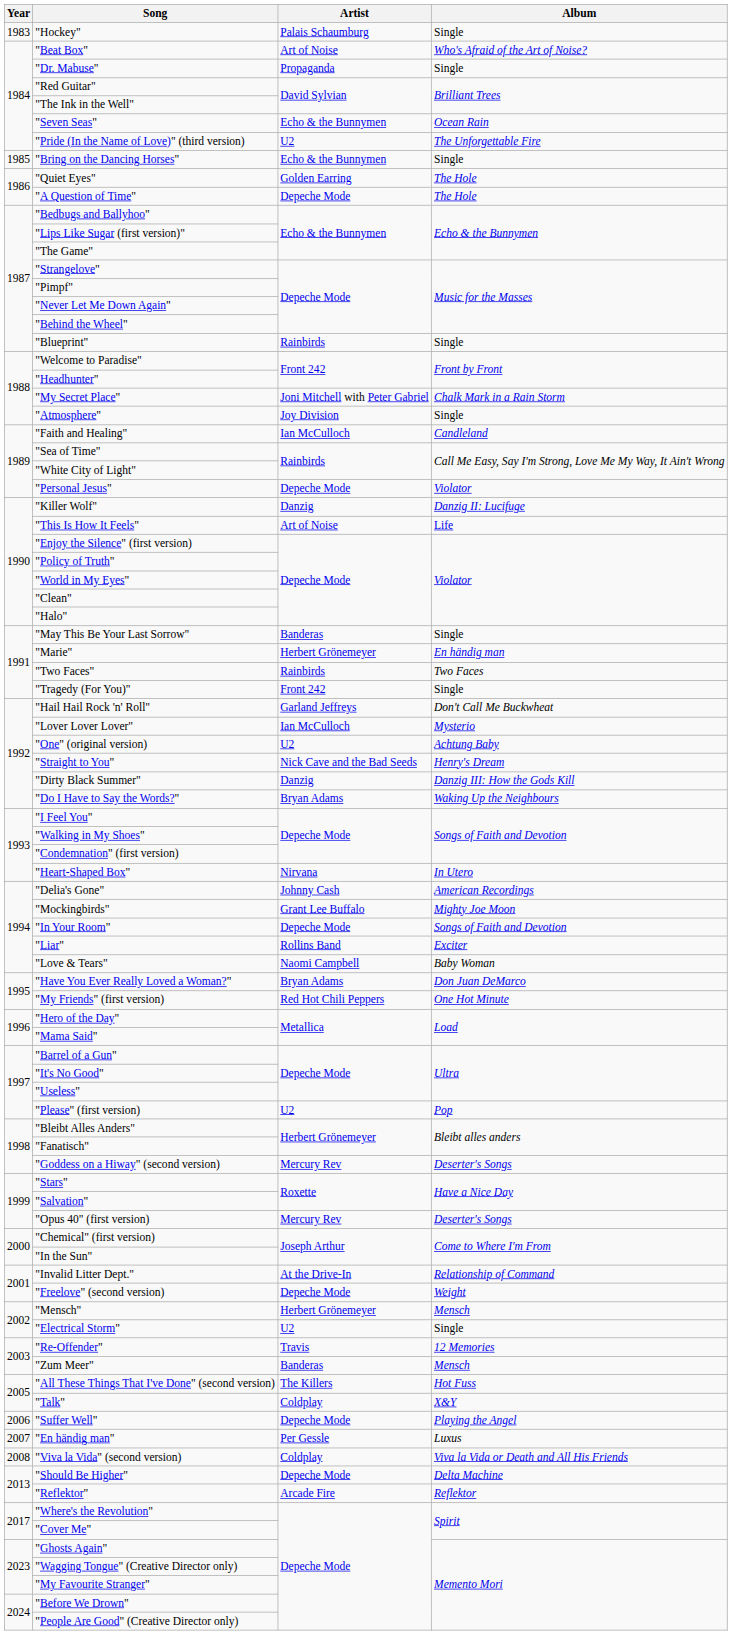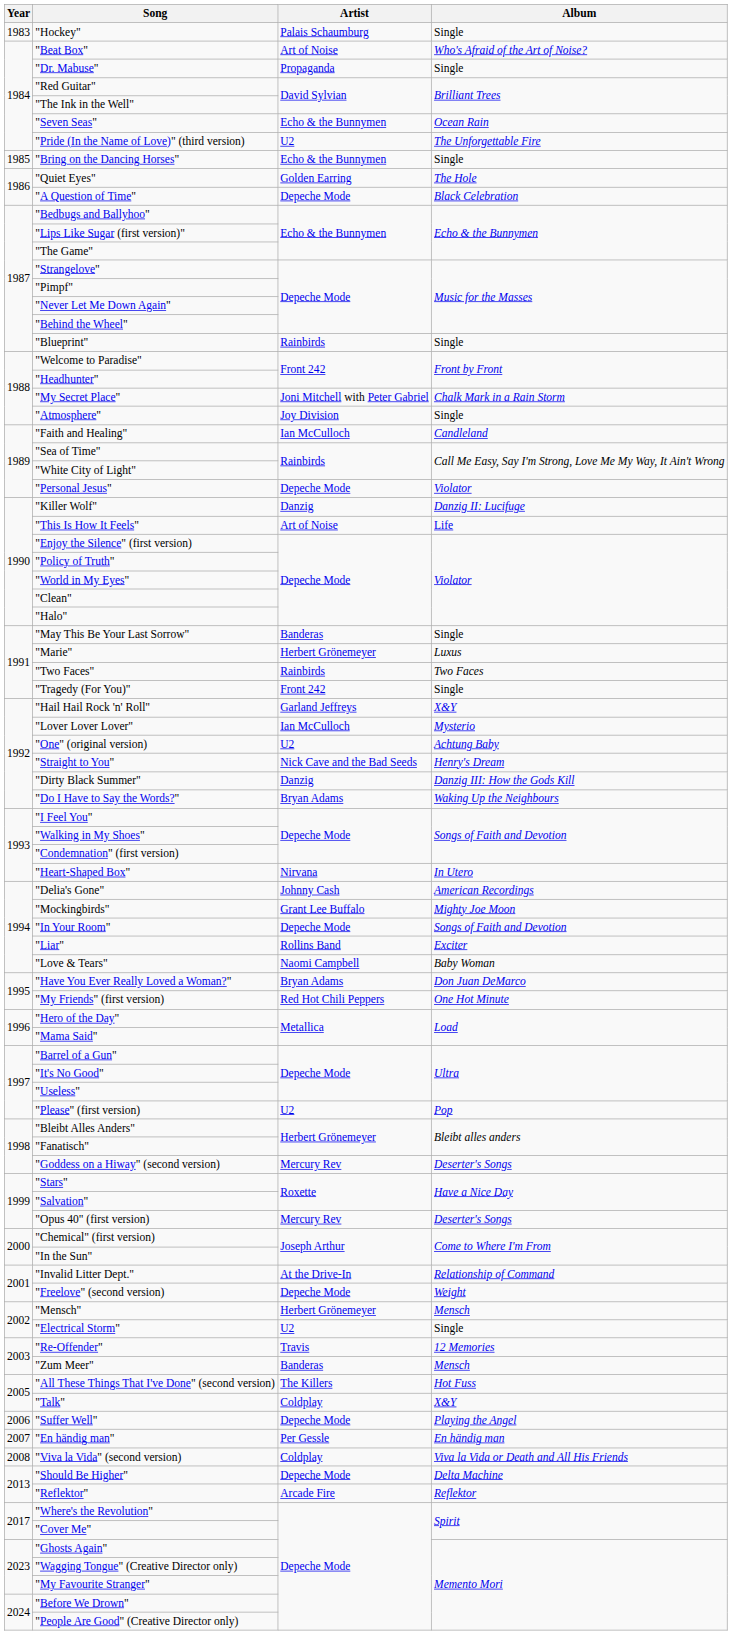(455, 196) The Hole -> (476, 196) Black Celebration
(469, 653) En händig man -> (448, 653) Luxus
(494, 707) Don't Call Me Buckwheat -> (445, 707) X&Y
(448, 1438) Luxus -> (469, 1438) En händig man
